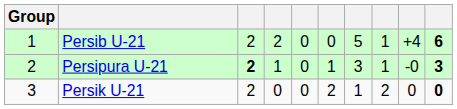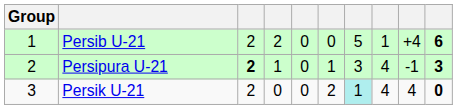(385, 66) 1 -> (385, 66) 4
(412, 66) -0 -> (412, 66) -1
(358, 91) no background -> (358, 91) paleturquoise background
(385, 91) 2 -> (385, 91) 4
(412, 91) 0 -> (412, 91) 4
